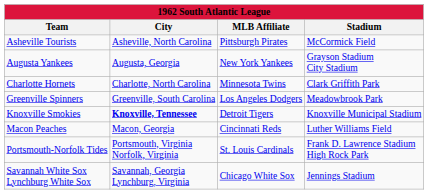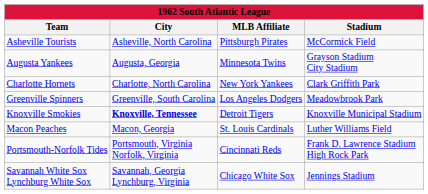(256, 63) New York Yankees -> (253, 63) Minnesota Twins
(253, 83) Minnesota Twins -> (256, 83) New York Yankees
(250, 129) Cincinnati Reds -> (257, 129) St. Louis Cardinals
(257, 150) St. Louis Cardinals -> (250, 150) Cincinnati Reds
